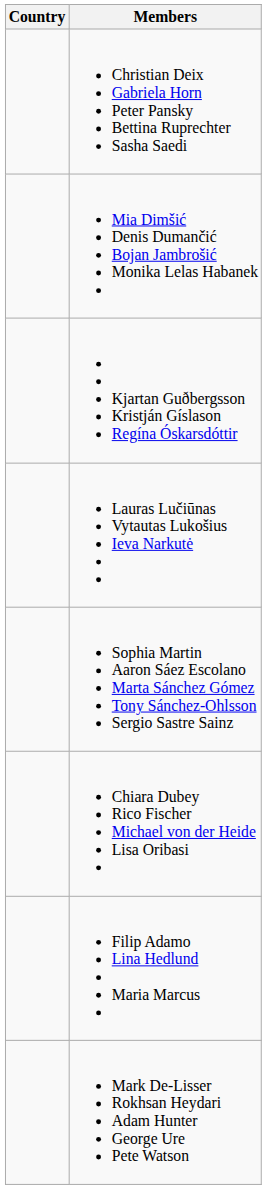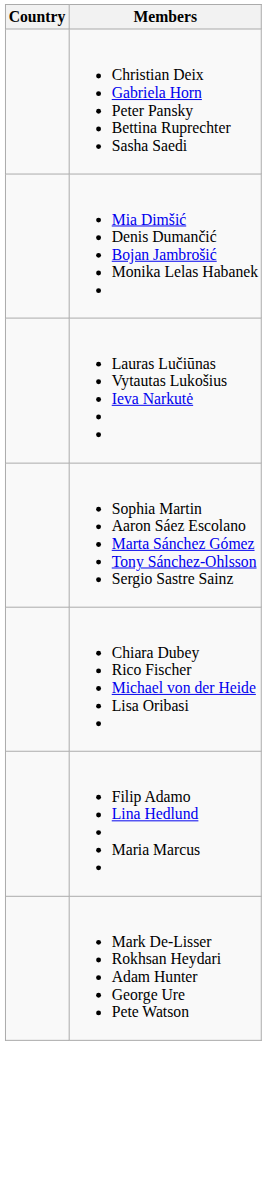- row: (165, 399)
